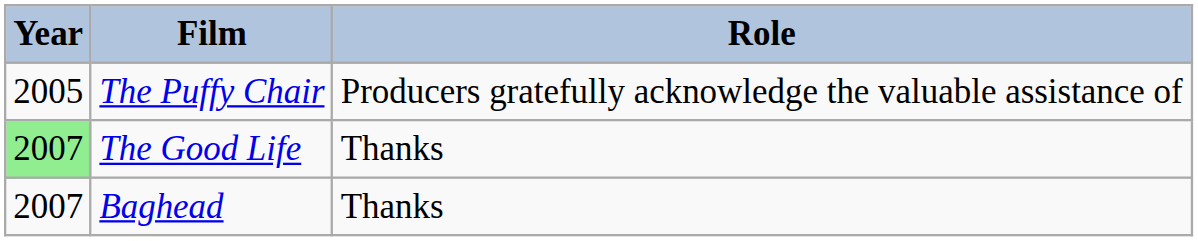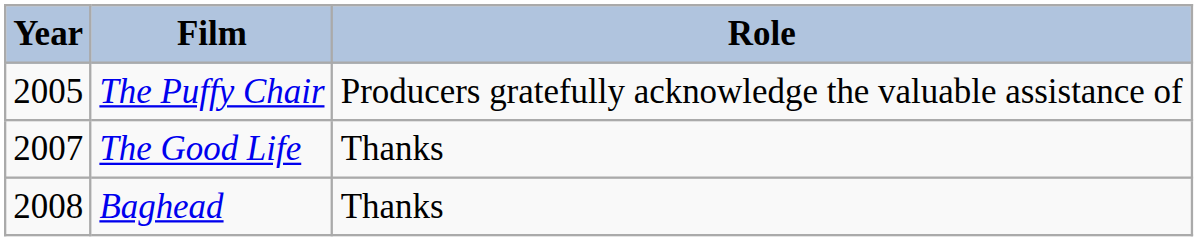(48, 148) lightgreen background -> (48, 148) no background
(48, 206) 2007 -> (48, 206) 2008
